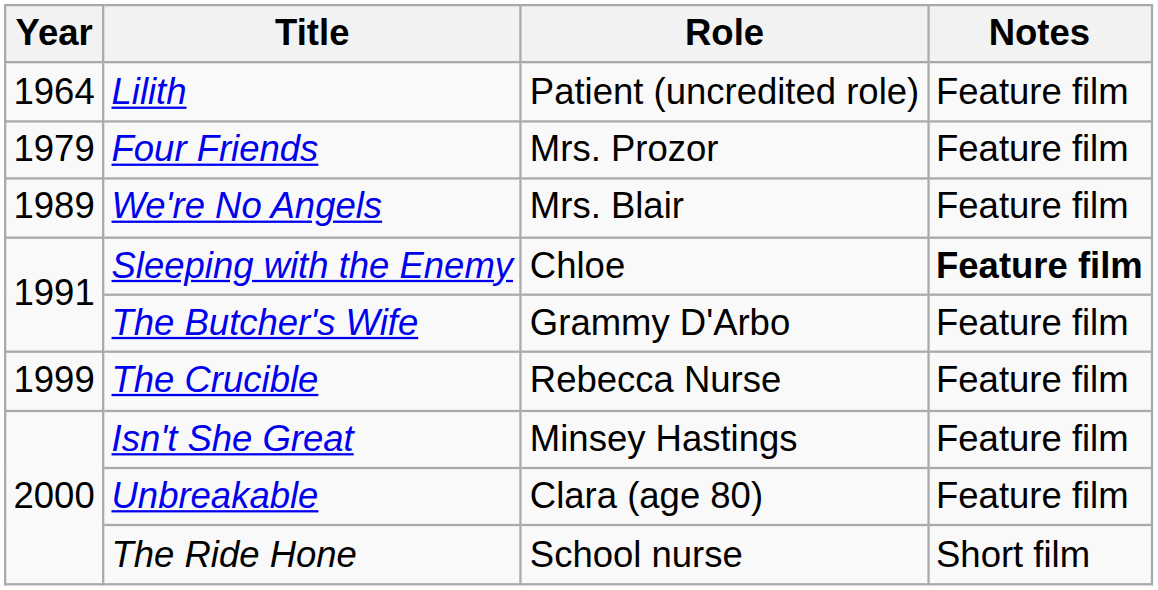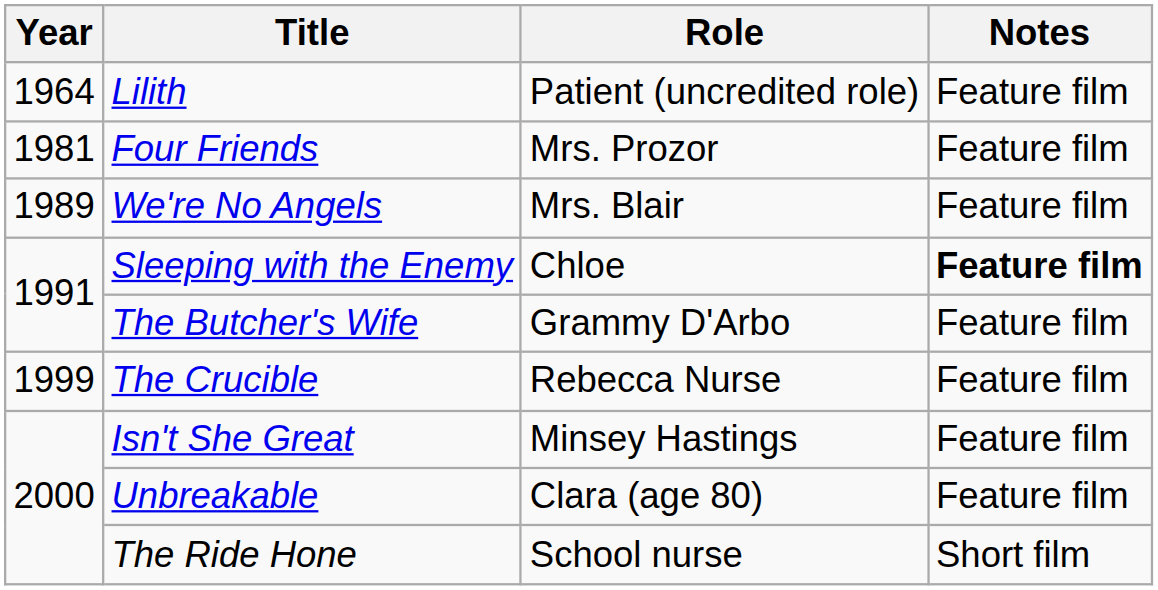(54, 149) 1979 -> (54, 149) 1981
